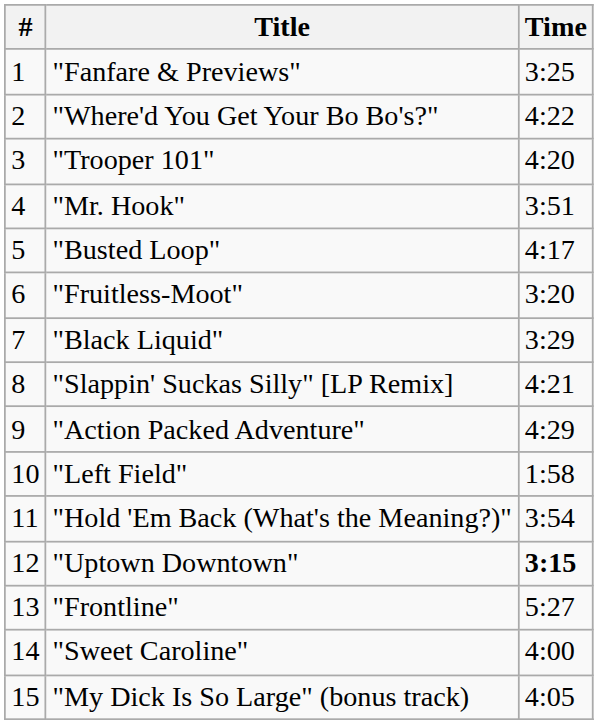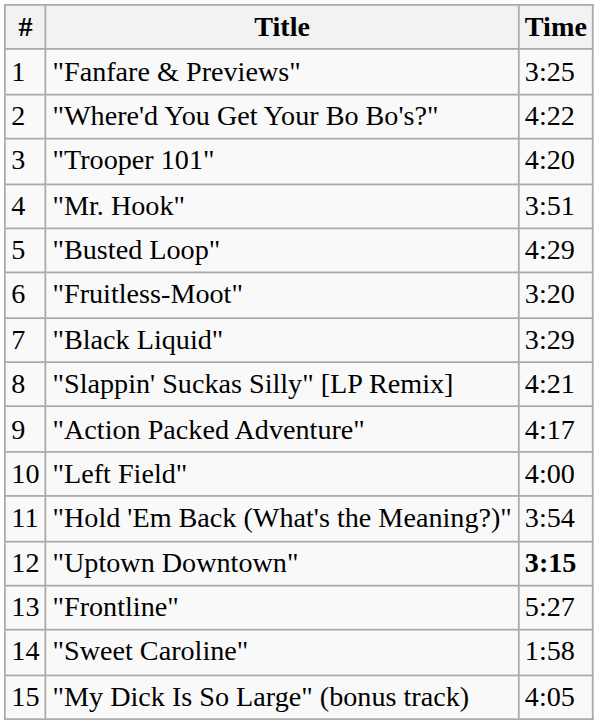(550, 250) 4:17 -> (550, 250) 4:29
(550, 428) 4:29 -> (550, 428) 4:17
(550, 473) 1:58 -> (550, 473) 4:00
(550, 652) 4:00 -> (550, 652) 1:58
